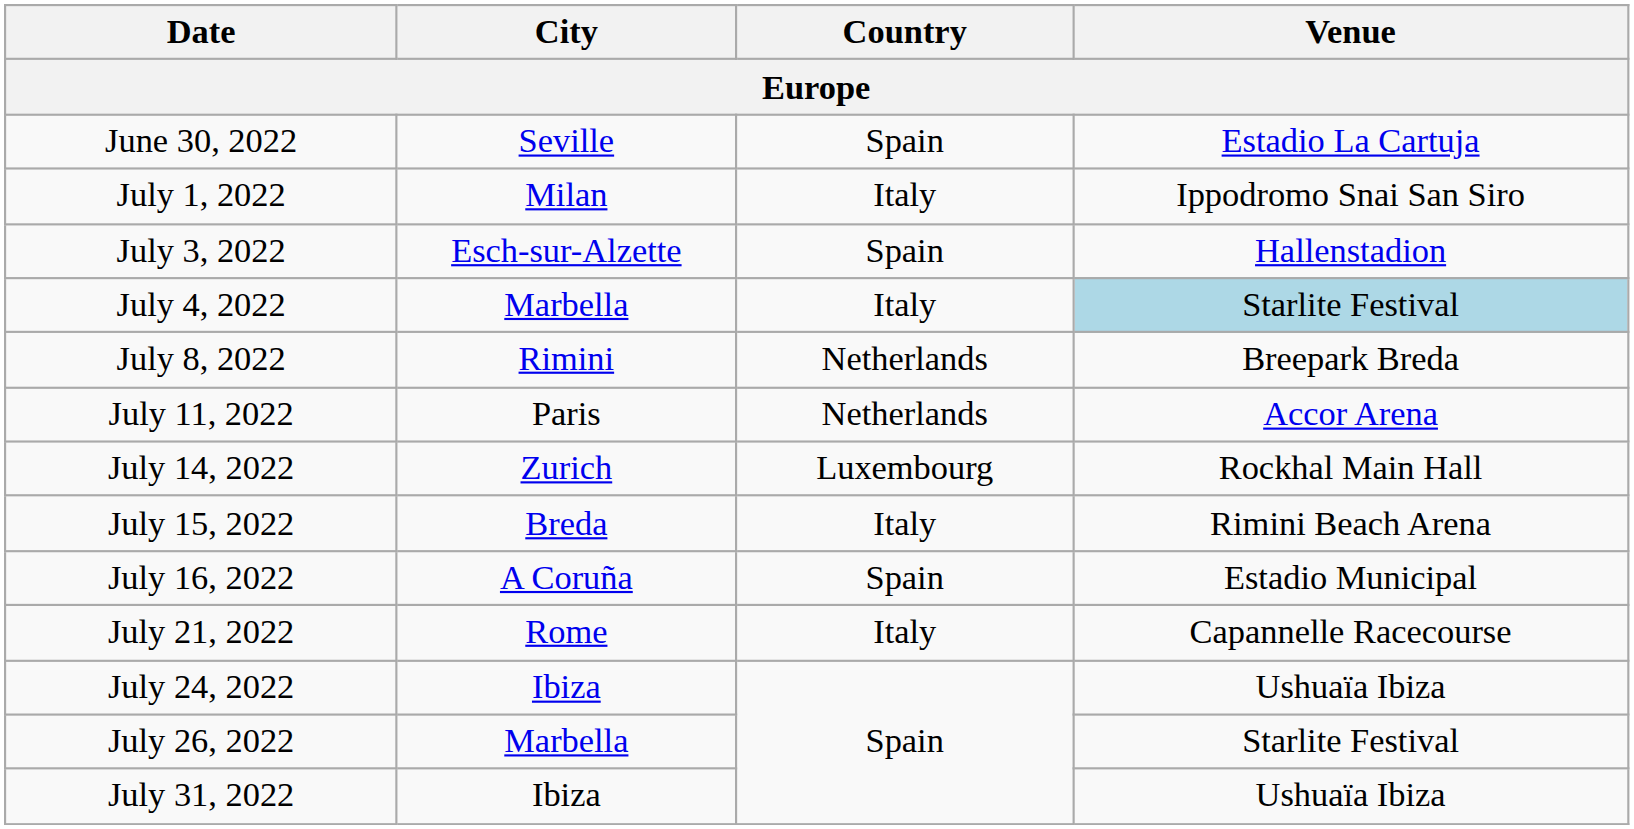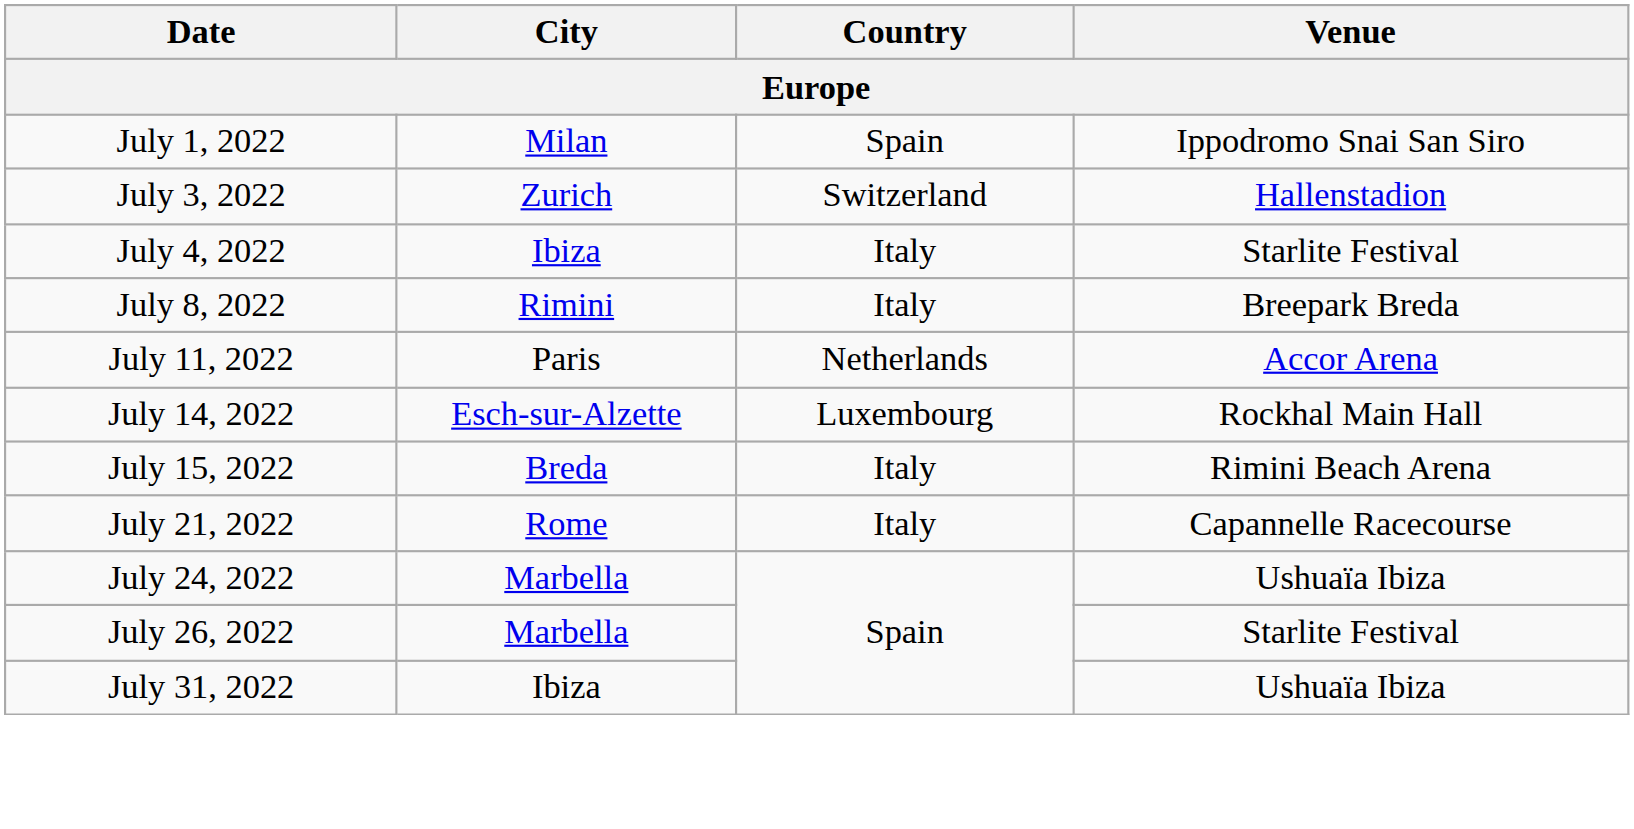- row: (201, 140)
(905, 195) Italy -> (905, 140) Spain
(566, 250) Esch-sur-Alzette -> (566, 195) Zurich
(905, 250) Spain -> (905, 195) Switzerland
(566, 304) Marbella -> (566, 250) Ibiza
(1351, 304) lightblue background -> (1351, 250) no background
(905, 359) Netherlands -> (905, 304) Italy
(566, 468) Zurich -> (566, 413) Esch-sur-Alzette
- row: (201, 577)
(566, 686) Ibiza -> (566, 577) Marbella
